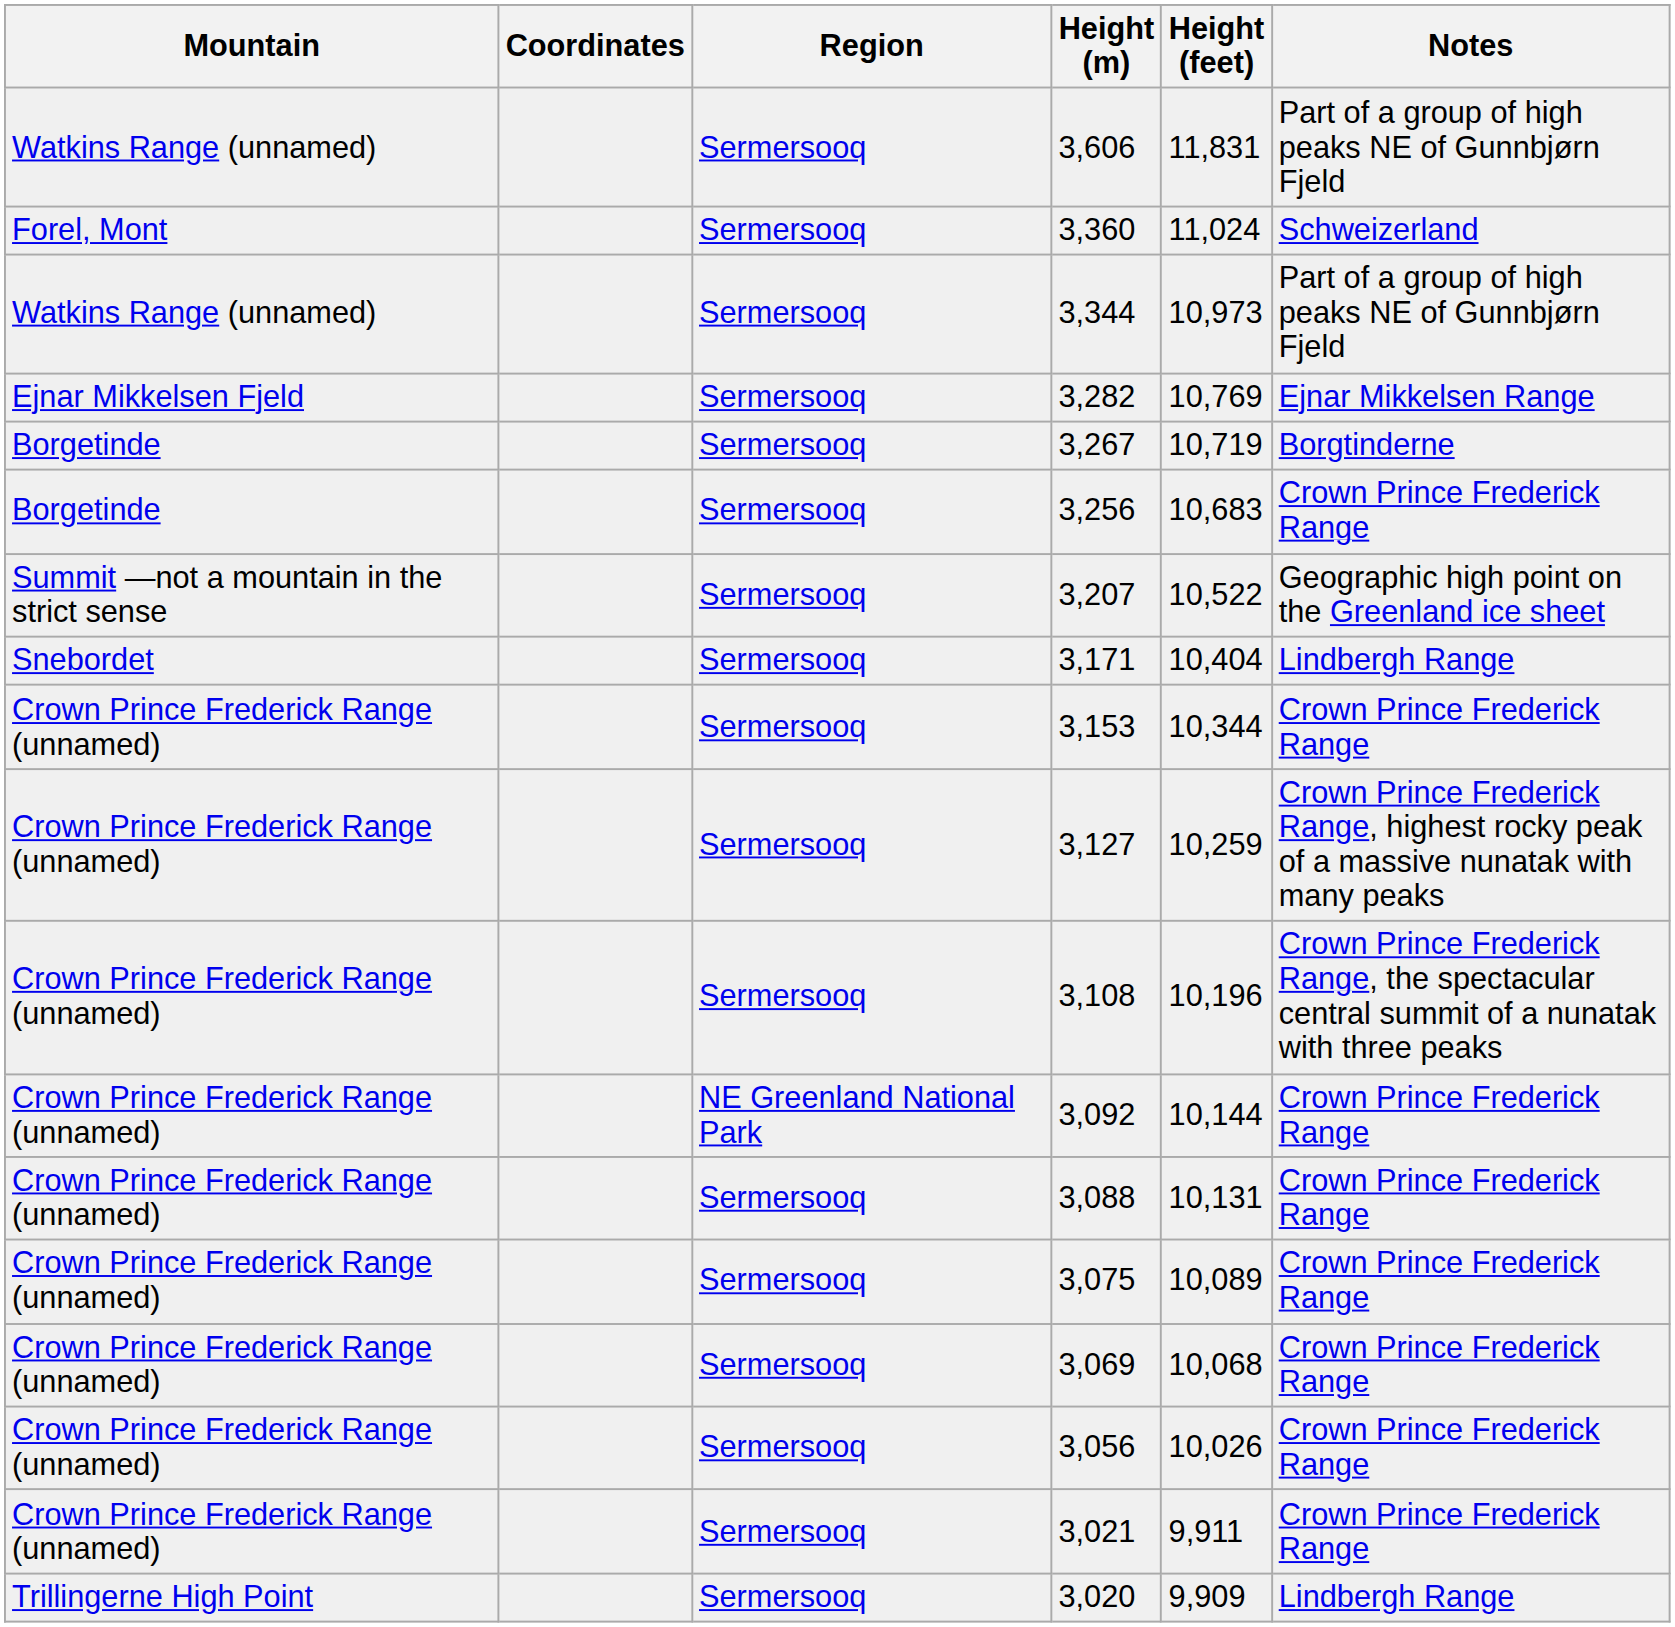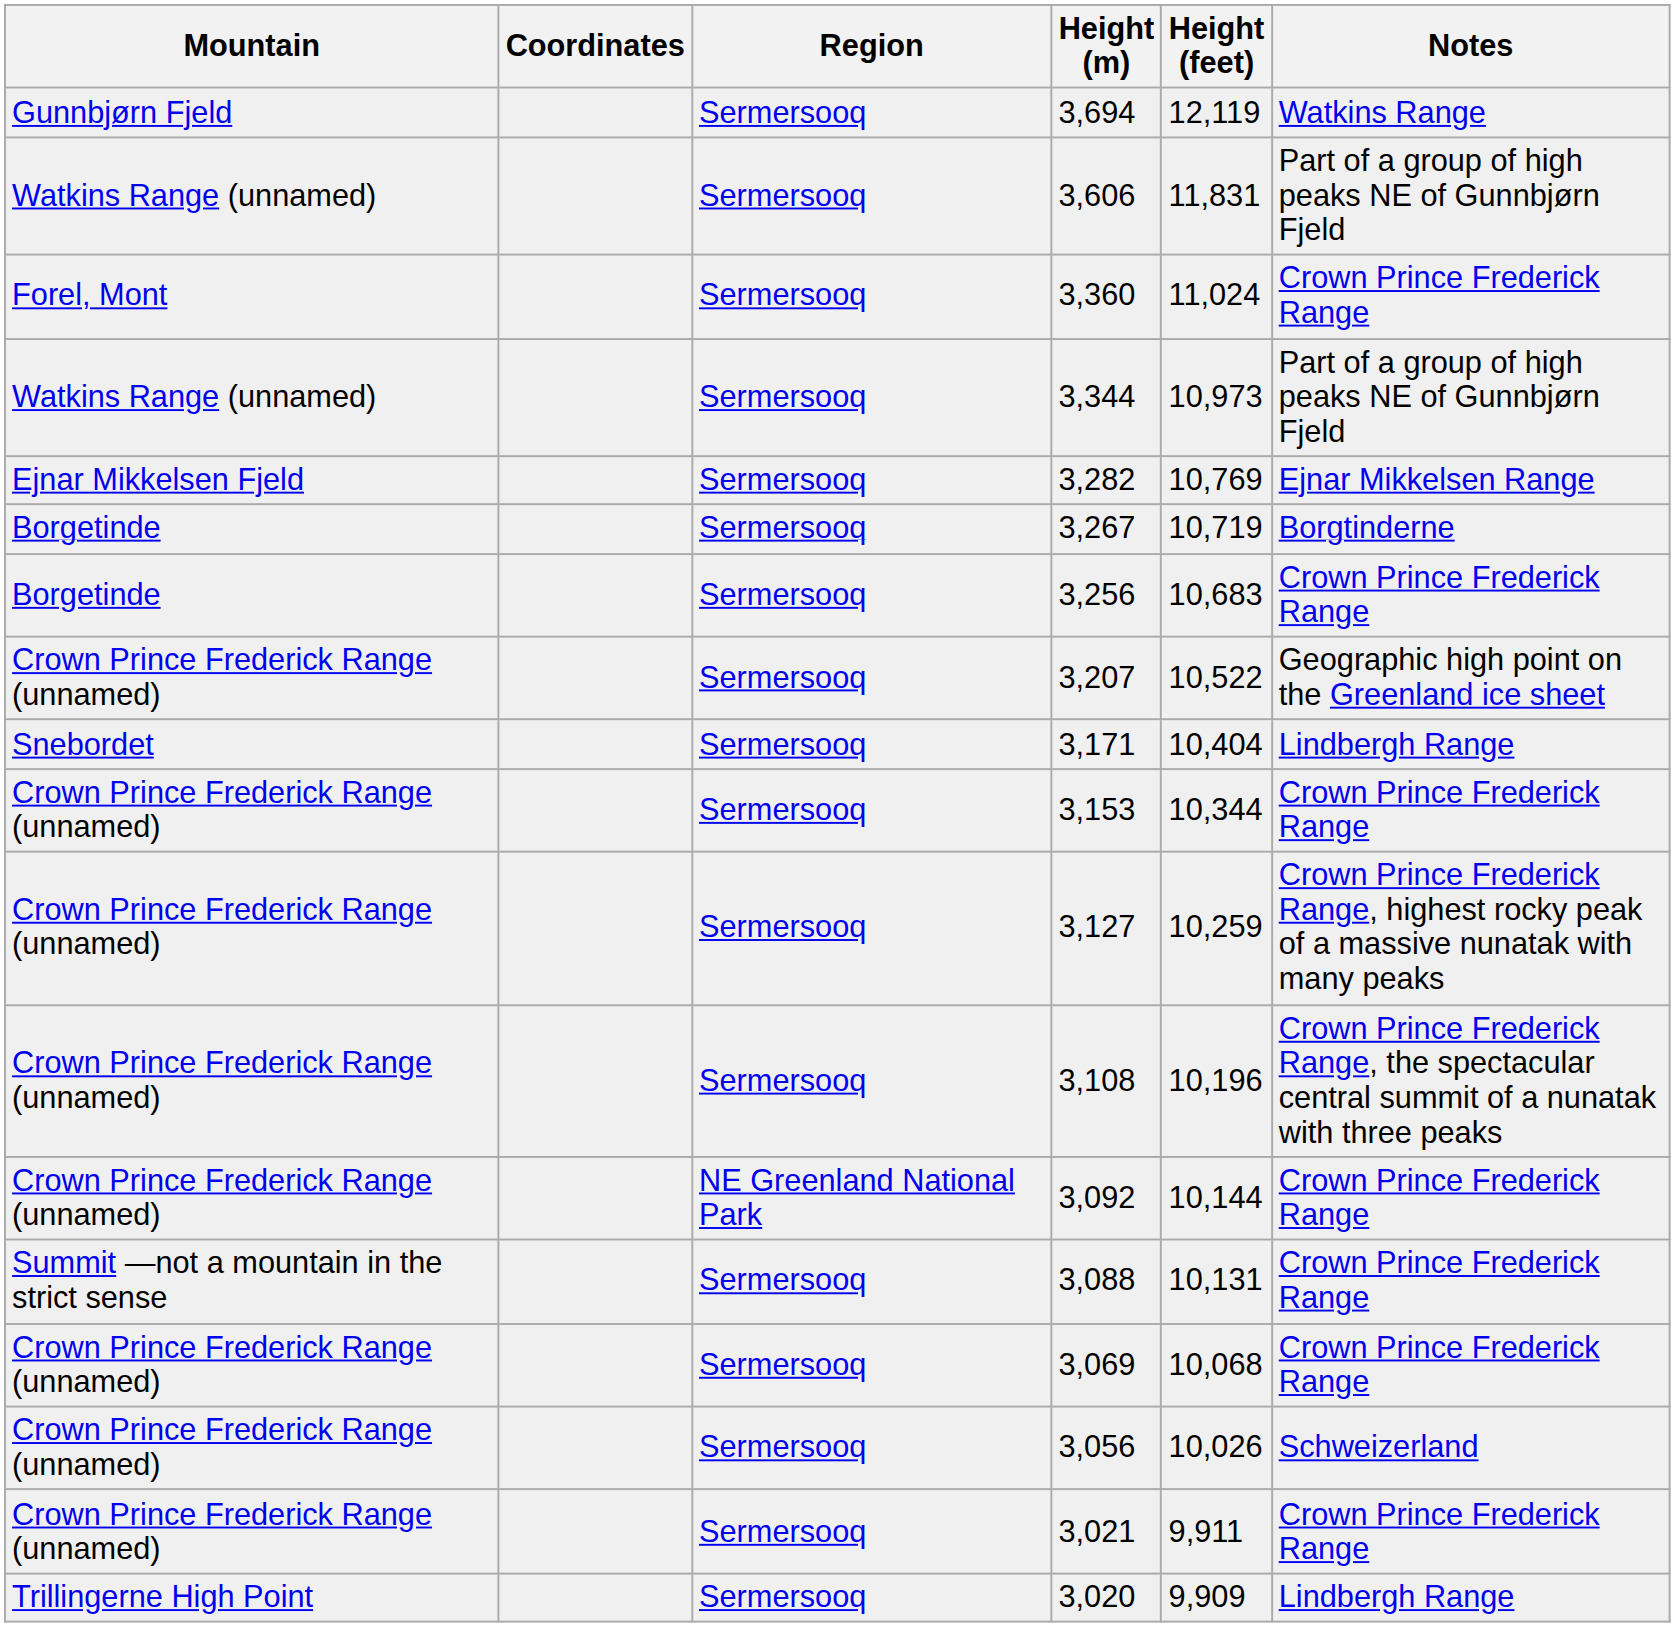+ row: (1097, 112)
(1379, 229) Schweizerland -> (1439, 295) Crown Prince Frederick Range
(227, 594) Summit —not a mountain in the strict sense -> (222, 677) Crown Prince Frederick Range (unnamed)
(222, 1197) Crown Prince Frederick Range (unnamed) -> (227, 1281) Summit —not a mountain in the strict sense
- row: (1097, 1281)
(1439, 1447) Crown Prince Frederick Range -> (1379, 1447) Schweizerland
